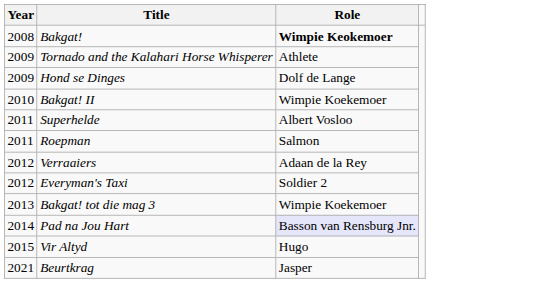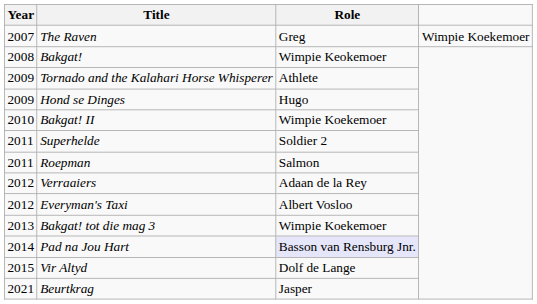+ row: (68, 36)
(336, 36) bold -> (333, 57) normal
(317, 78) Dolf de Lange -> (294, 99) Hugo
(316, 120) Albert Vosloo -> (303, 141) Soldier 2
(303, 183) Soldier 2 -> (316, 204) Albert Vosloo
(294, 246) Hugo -> (317, 267) Dolf de Lange
